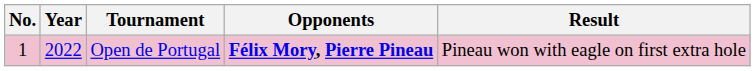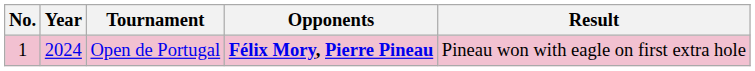(63, 50) 2022 -> (63, 50) 2024
